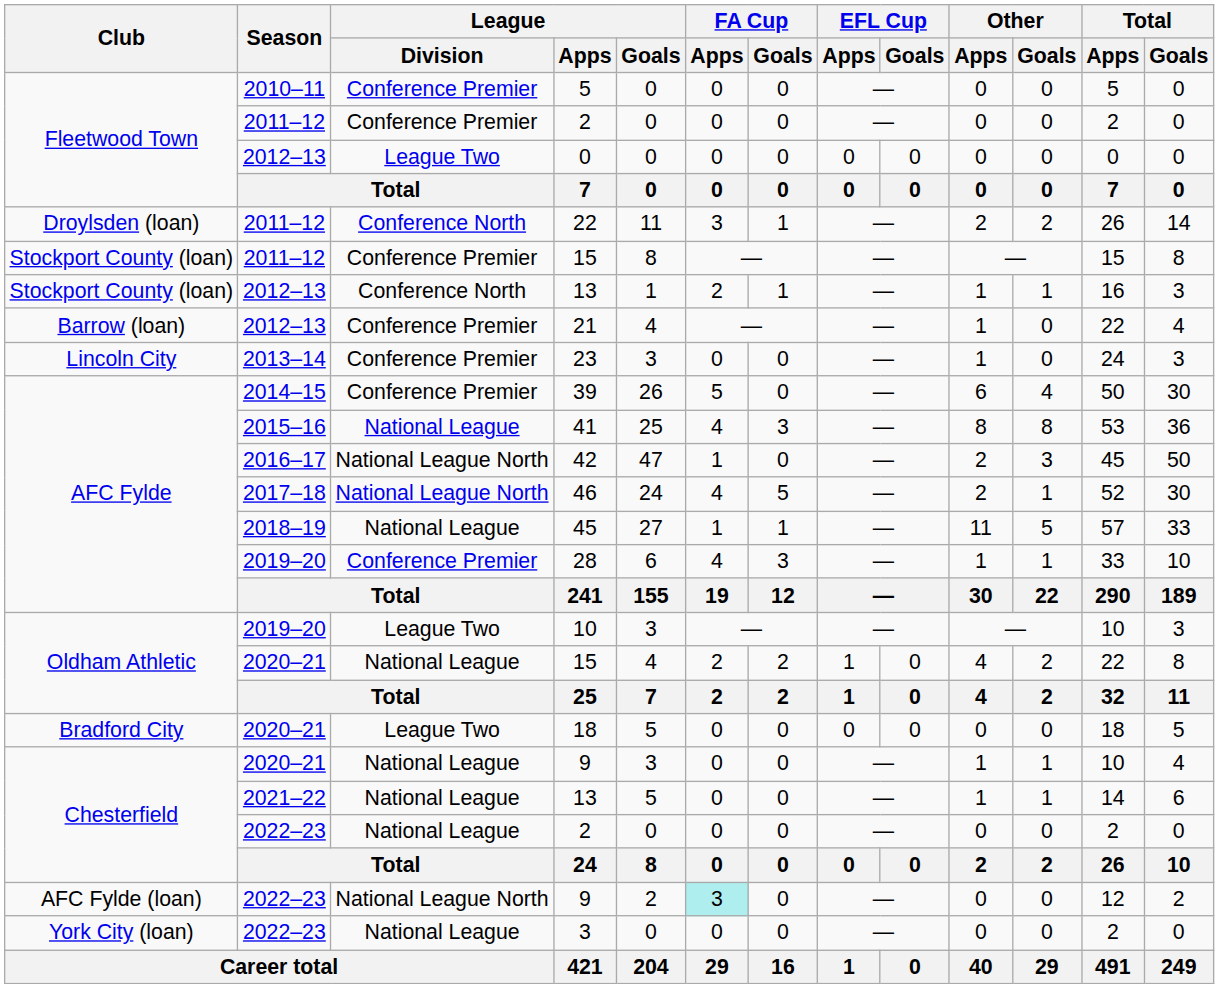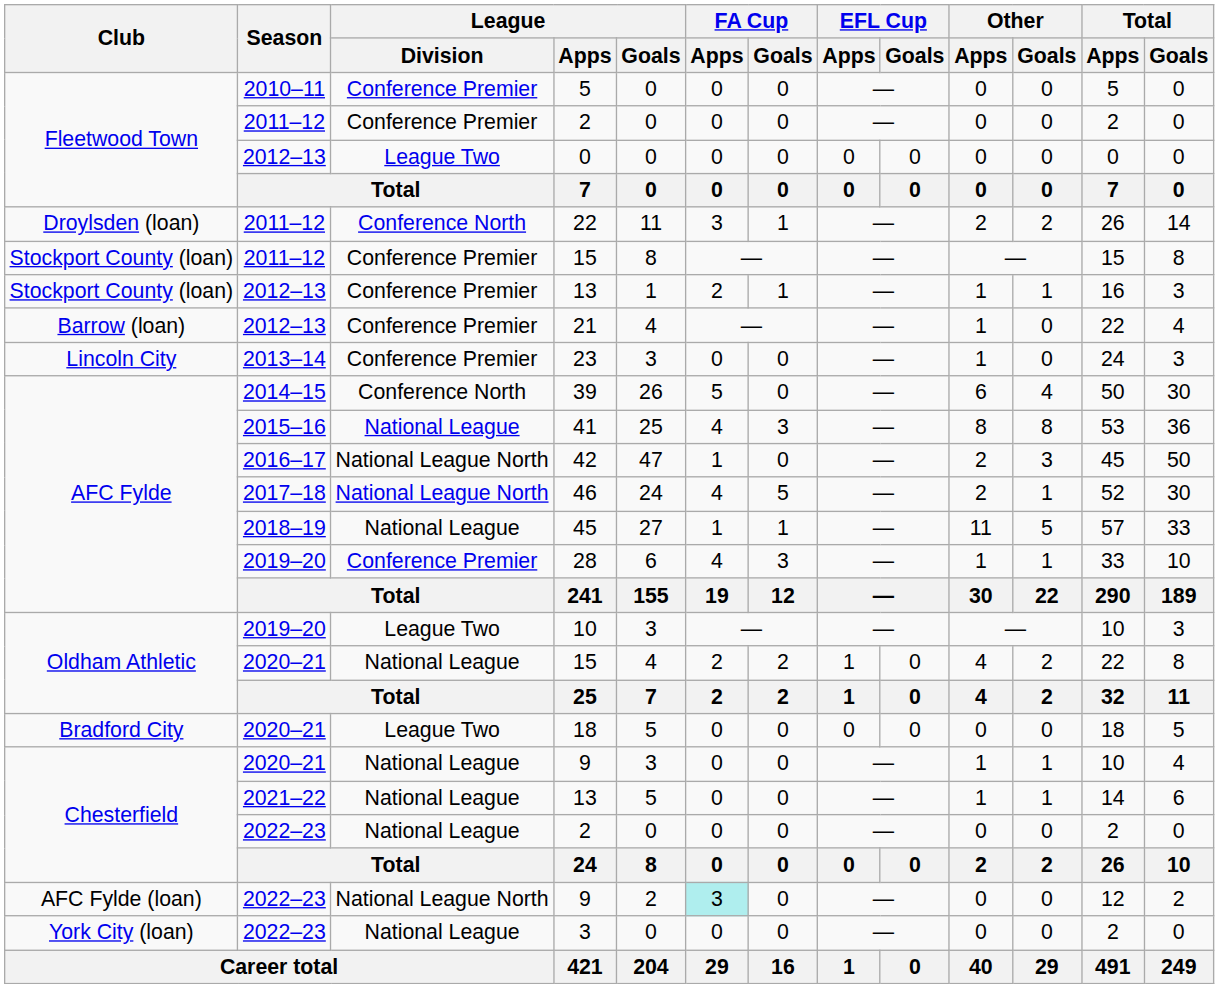(442, 291) Conference North -> (442, 291) Conference Premier
(442, 392) Conference Premier -> (442, 392) Conference North
